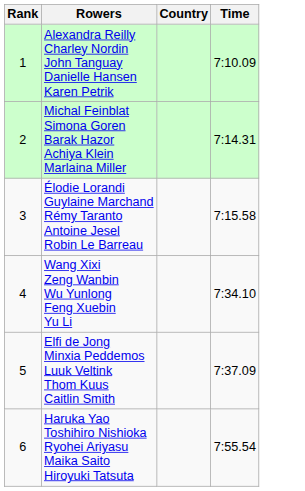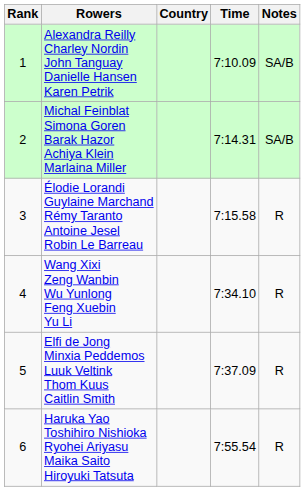+ column: (279, 14)
